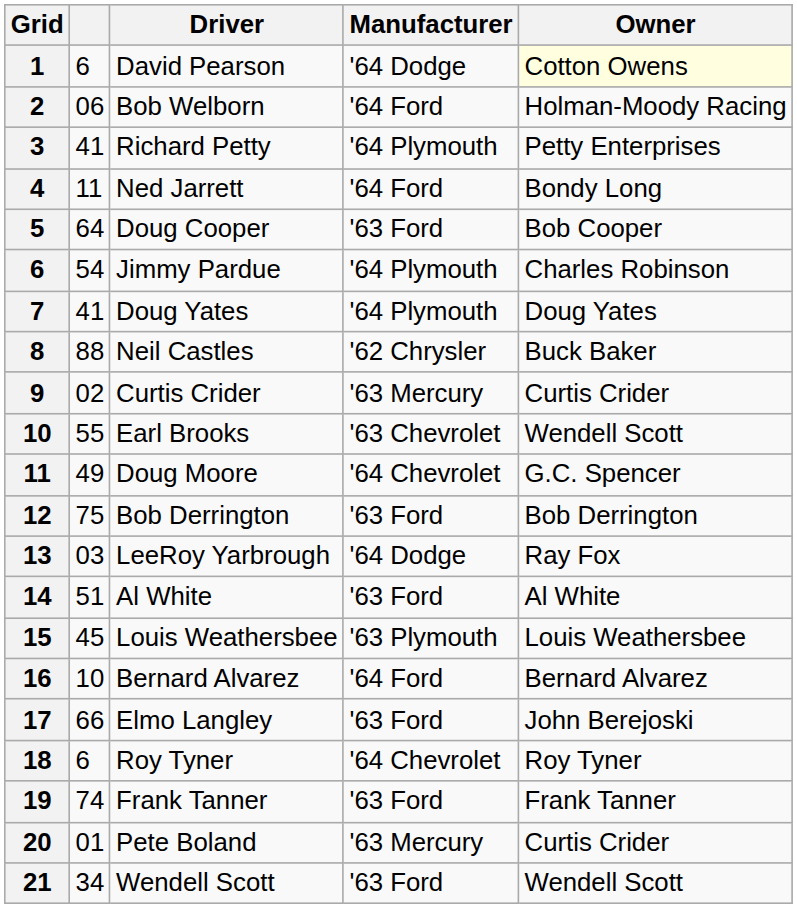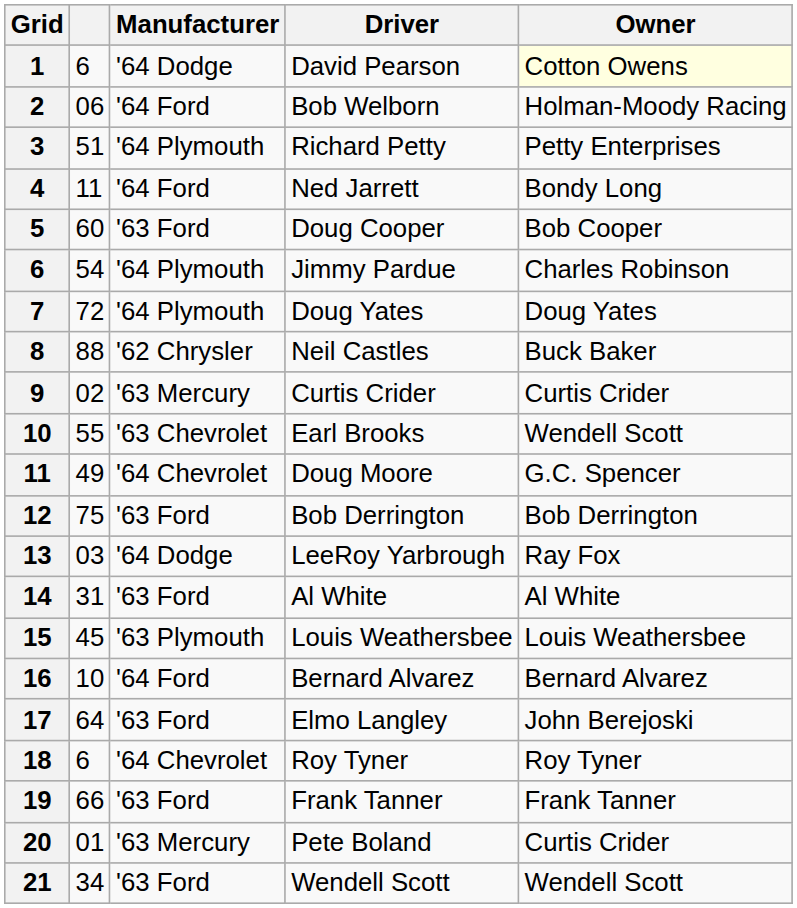columns swapped: (227, 24) <-> (431, 24)
(90, 147) 41 -> (90, 147) 51
(90, 229) 64 -> (90, 229) 60
(90, 310) 41 -> (90, 310) 72
(90, 596) 51 -> (90, 596) 31
(90, 719) 66 -> (90, 719) 64
(90, 801) 74 -> (90, 801) 66
